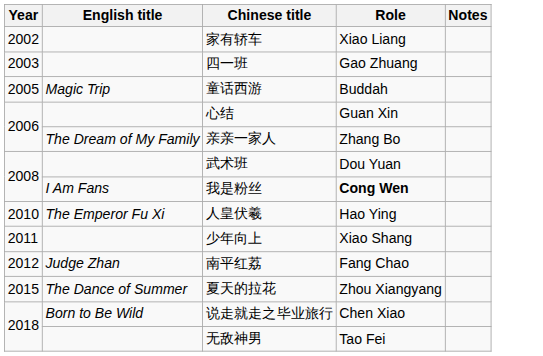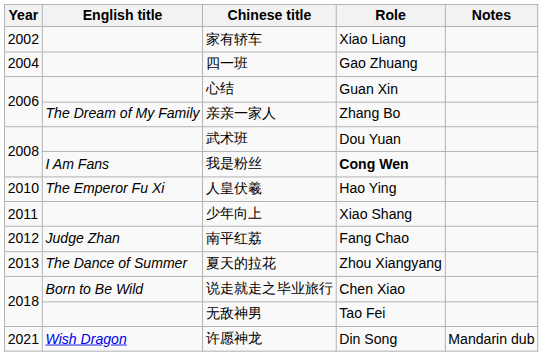(23, 64) 2003 -> (23, 64) 2004
- row: (234, 88)
(23, 289) 2015 -> (23, 264) 2013
+ row: (234, 338)
